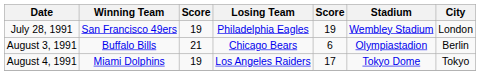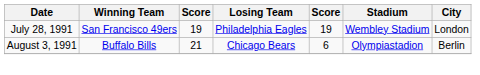- row: (42, 62)
